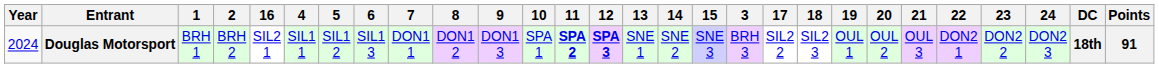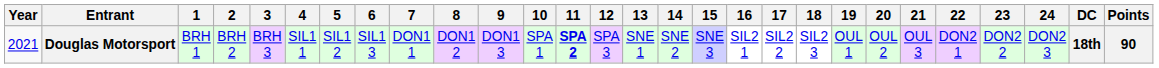columns swapped: (745, 15) <-> (267, 15)
(23, 44) 2024 -> (23, 44) 2021
(606, 44) bold -> (606, 44) normal
(1129, 44) 91 -> (1128, 44) 90
